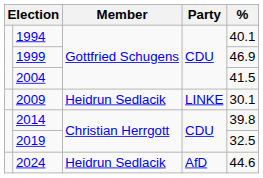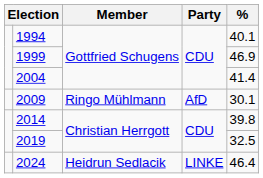(242, 78) 41.5 -> (242, 78) 41.4
(115, 99) Heidrun Sedlacik -> (115, 99) Ringo Mühlmann
(204, 99) LINKE -> (196, 99) AfD
(196, 162) AfD -> (204, 162) LINKE
(242, 162) 44.6 -> (242, 162) 46.4
